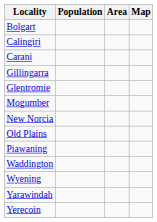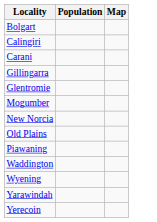- column: (117, 12)
